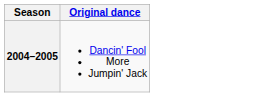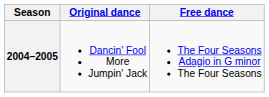+ column: (207, 12)
